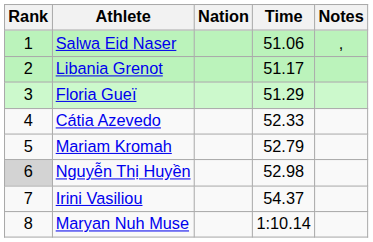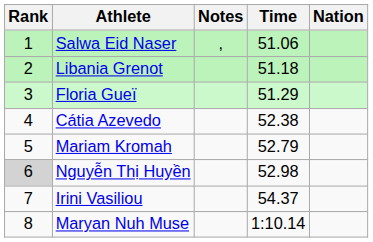columns swapped: (223, 17) <-> (341, 17)
(284, 69) 51.17 -> (278, 69) 51.18
(284, 120) 52.33 -> (278, 120) 52.38
